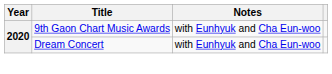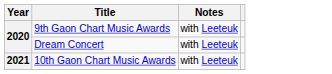(248, 28) with Eunhyuk and Cha Eun-woo -> (209, 28) with Leeteuk
(248, 45) with Eunhyuk and Cha Eun-woo -> (209, 45) with Leeteuk
+ row: (105, 61)
